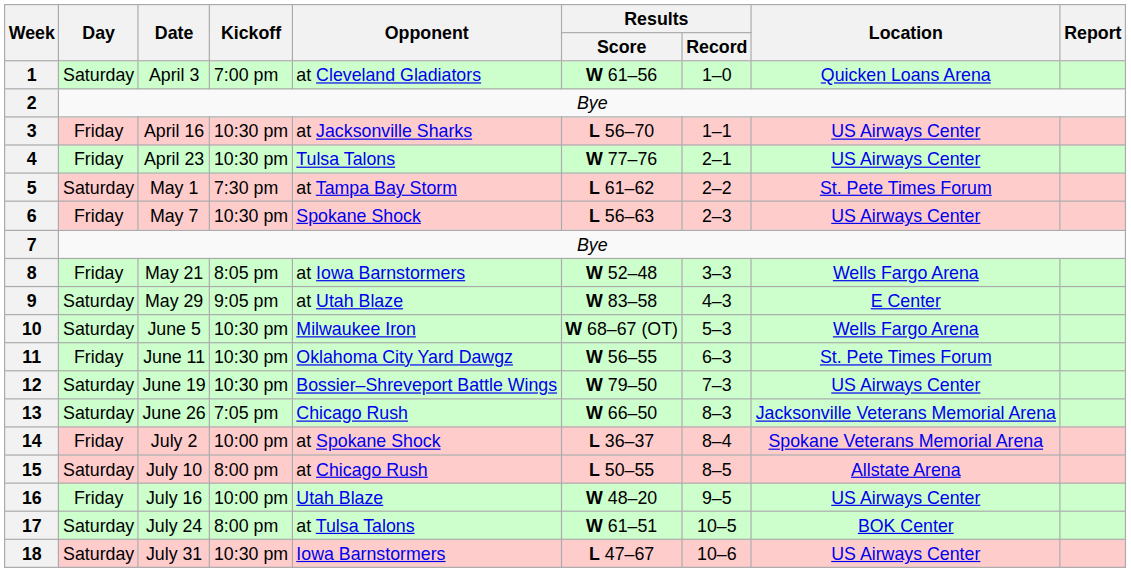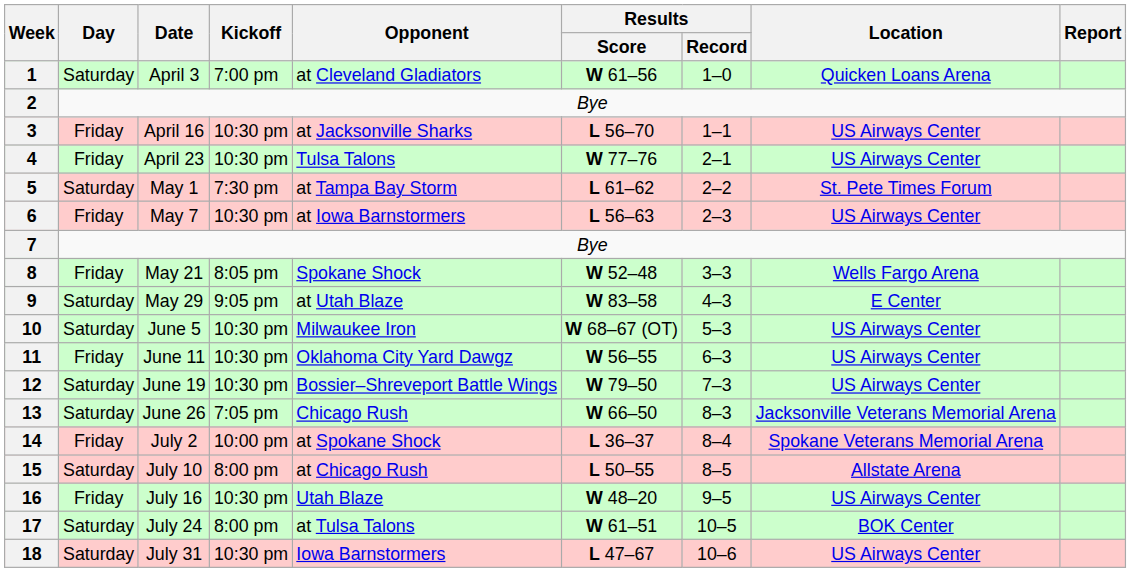(359, 216) Spokane Shock -> (381, 216) at Iowa Barnstormers
(381, 272) at Iowa Barnstormers -> (359, 272) Spokane Shock
(906, 329) Wells Fargo Arena -> (906, 329) US Airways Center
(906, 357) St. Pete Times Forum -> (906, 357) US Airways Center
(251, 497) 10:00 pm -> (251, 497) 10:30 pm
